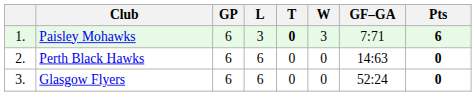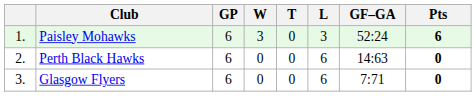columns swapped: (324, 15) <-> (260, 15)
(292, 36) bold -> (292, 36) normal
(372, 36) 7:71 -> (372, 36) 52:24
(372, 79) 52:24 -> (372, 79) 7:71
